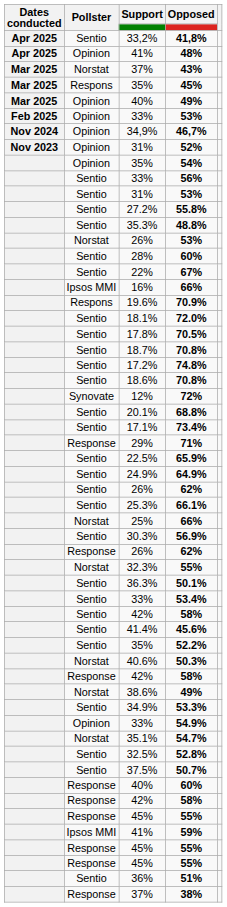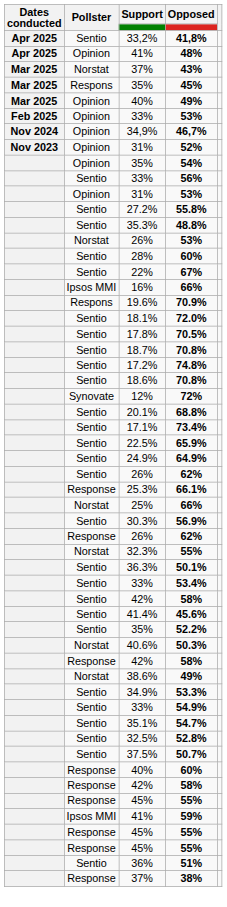(91, 194) Sentio -> (91, 194) Opinion
- row: (142, 443)
(91, 505) Sentio -> (91, 490) Response
(91, 723) Opinion -> (91, 708) Sentio
(91, 739) Norstat -> (91, 723) Sentio
